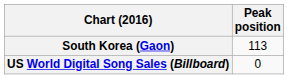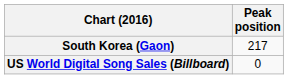(258, 45) 113 -> (258, 45) 217
